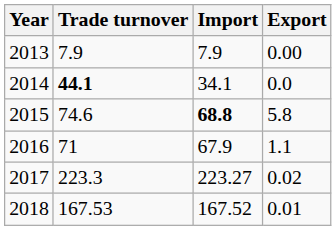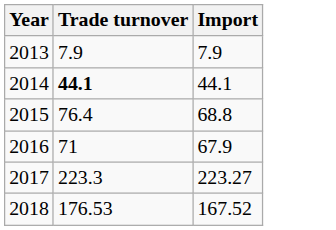- column: (297, 20)
(215, 83) 34.1 -> (215, 83) 44.1
(75, 114) 74.6 -> (75, 114) 76.4
(215, 114) bold -> (215, 114) normal
(85, 209) 167.53 -> (85, 209) 176.53
